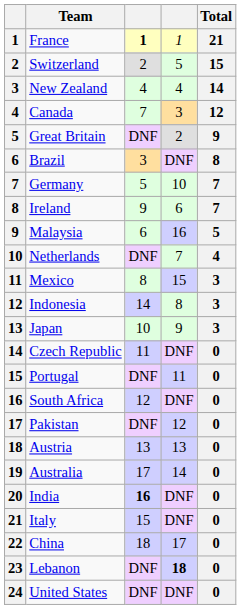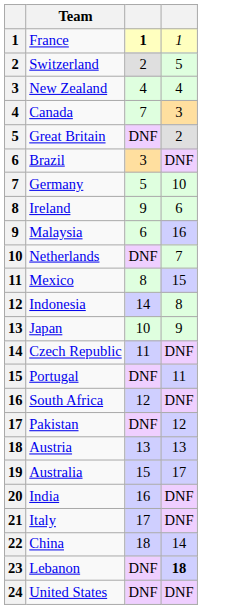- column: (216, 16)
(143, 472) 17 -> (143, 472) 15
(179, 472) 14 -> (179, 472) 17
(143, 496) bold -> (143, 496) normal
(143, 520) 15 -> (143, 520) 17
(179, 544) 17 -> (179, 544) 14
